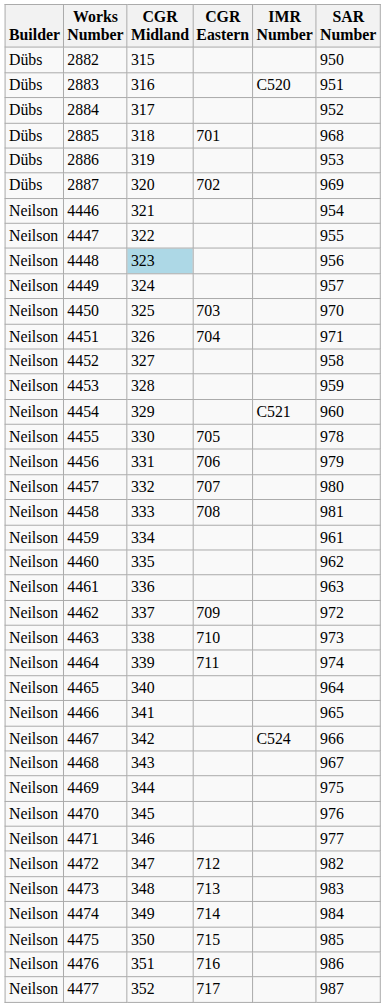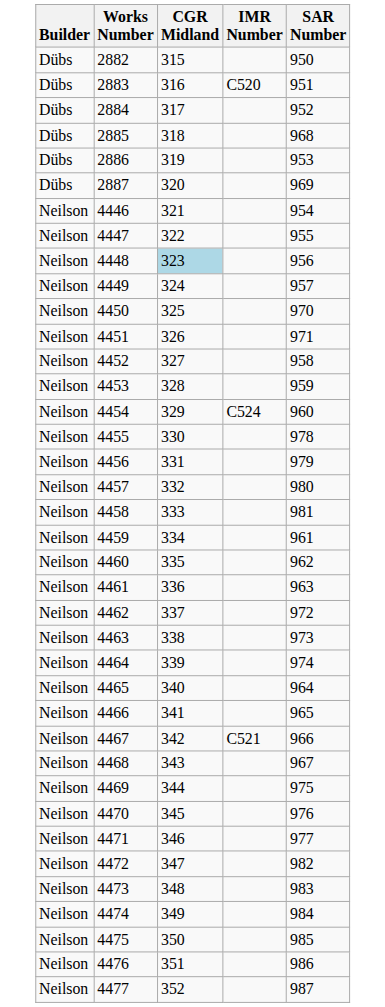- column: (223, 25)
(274, 411) C521 -> (244, 411) C524
(274, 738) C524 -> (244, 738) C521
